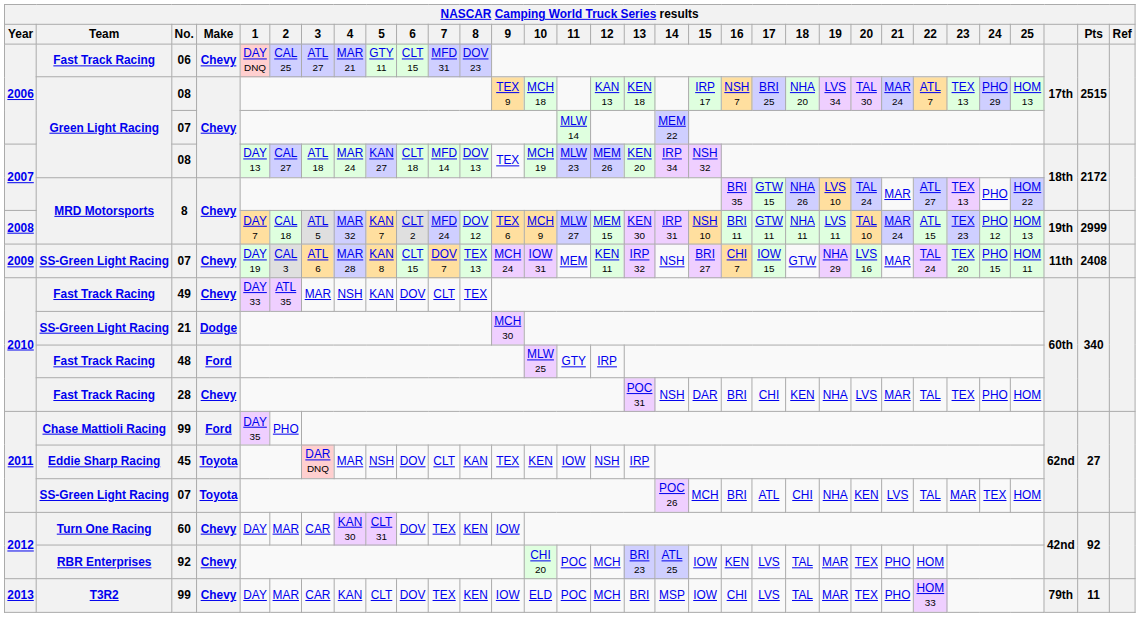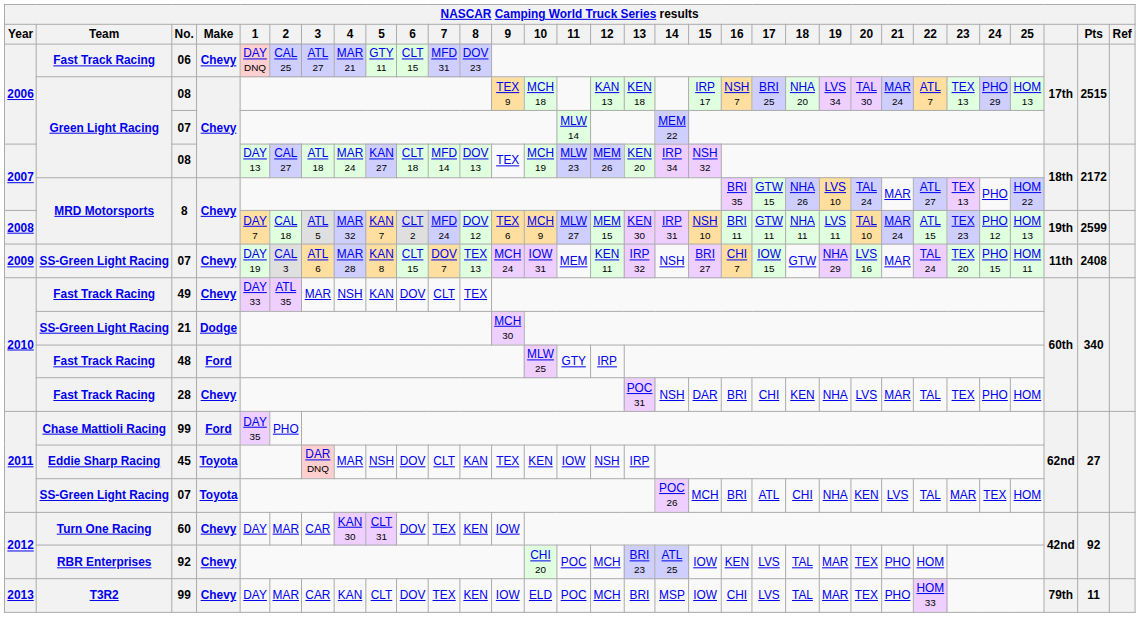(1094, 228) 2999 -> (1094, 228) 2599
